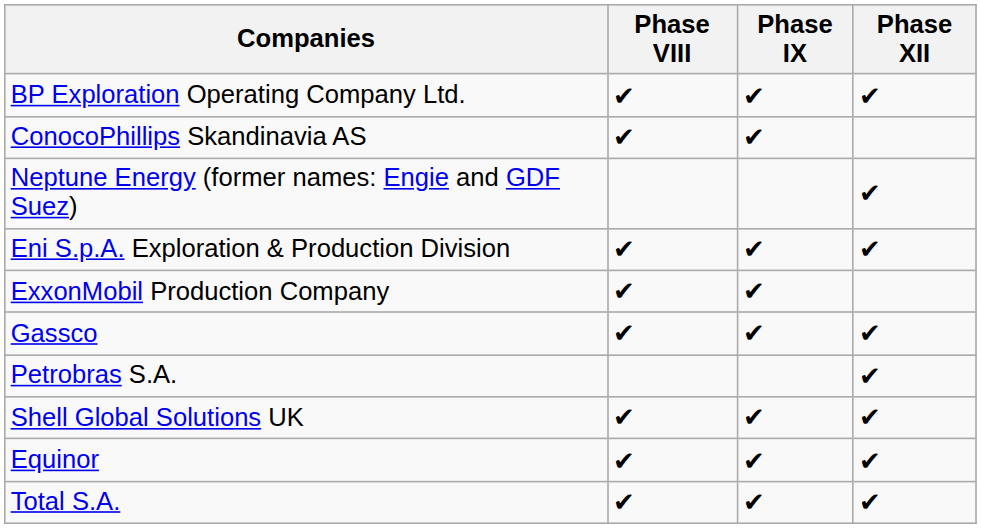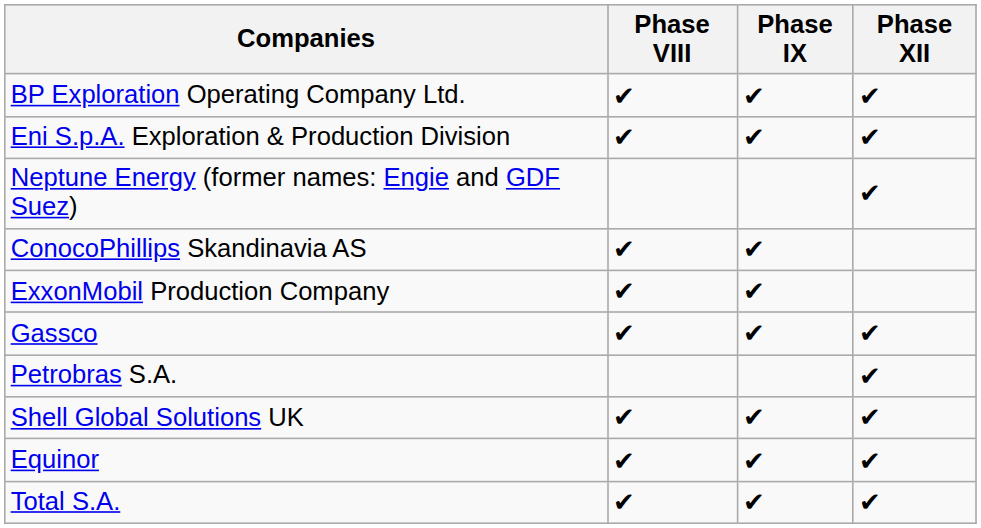rows swapped: (189, 137) <-> (260, 248)
